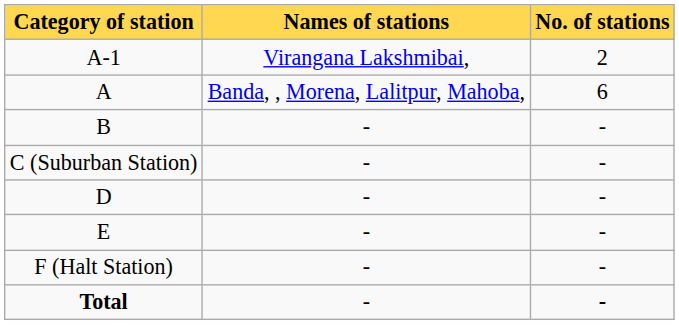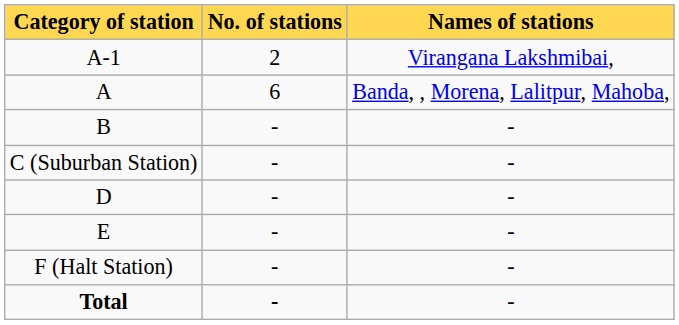columns swapped: (602, 22) <-> (366, 22)
